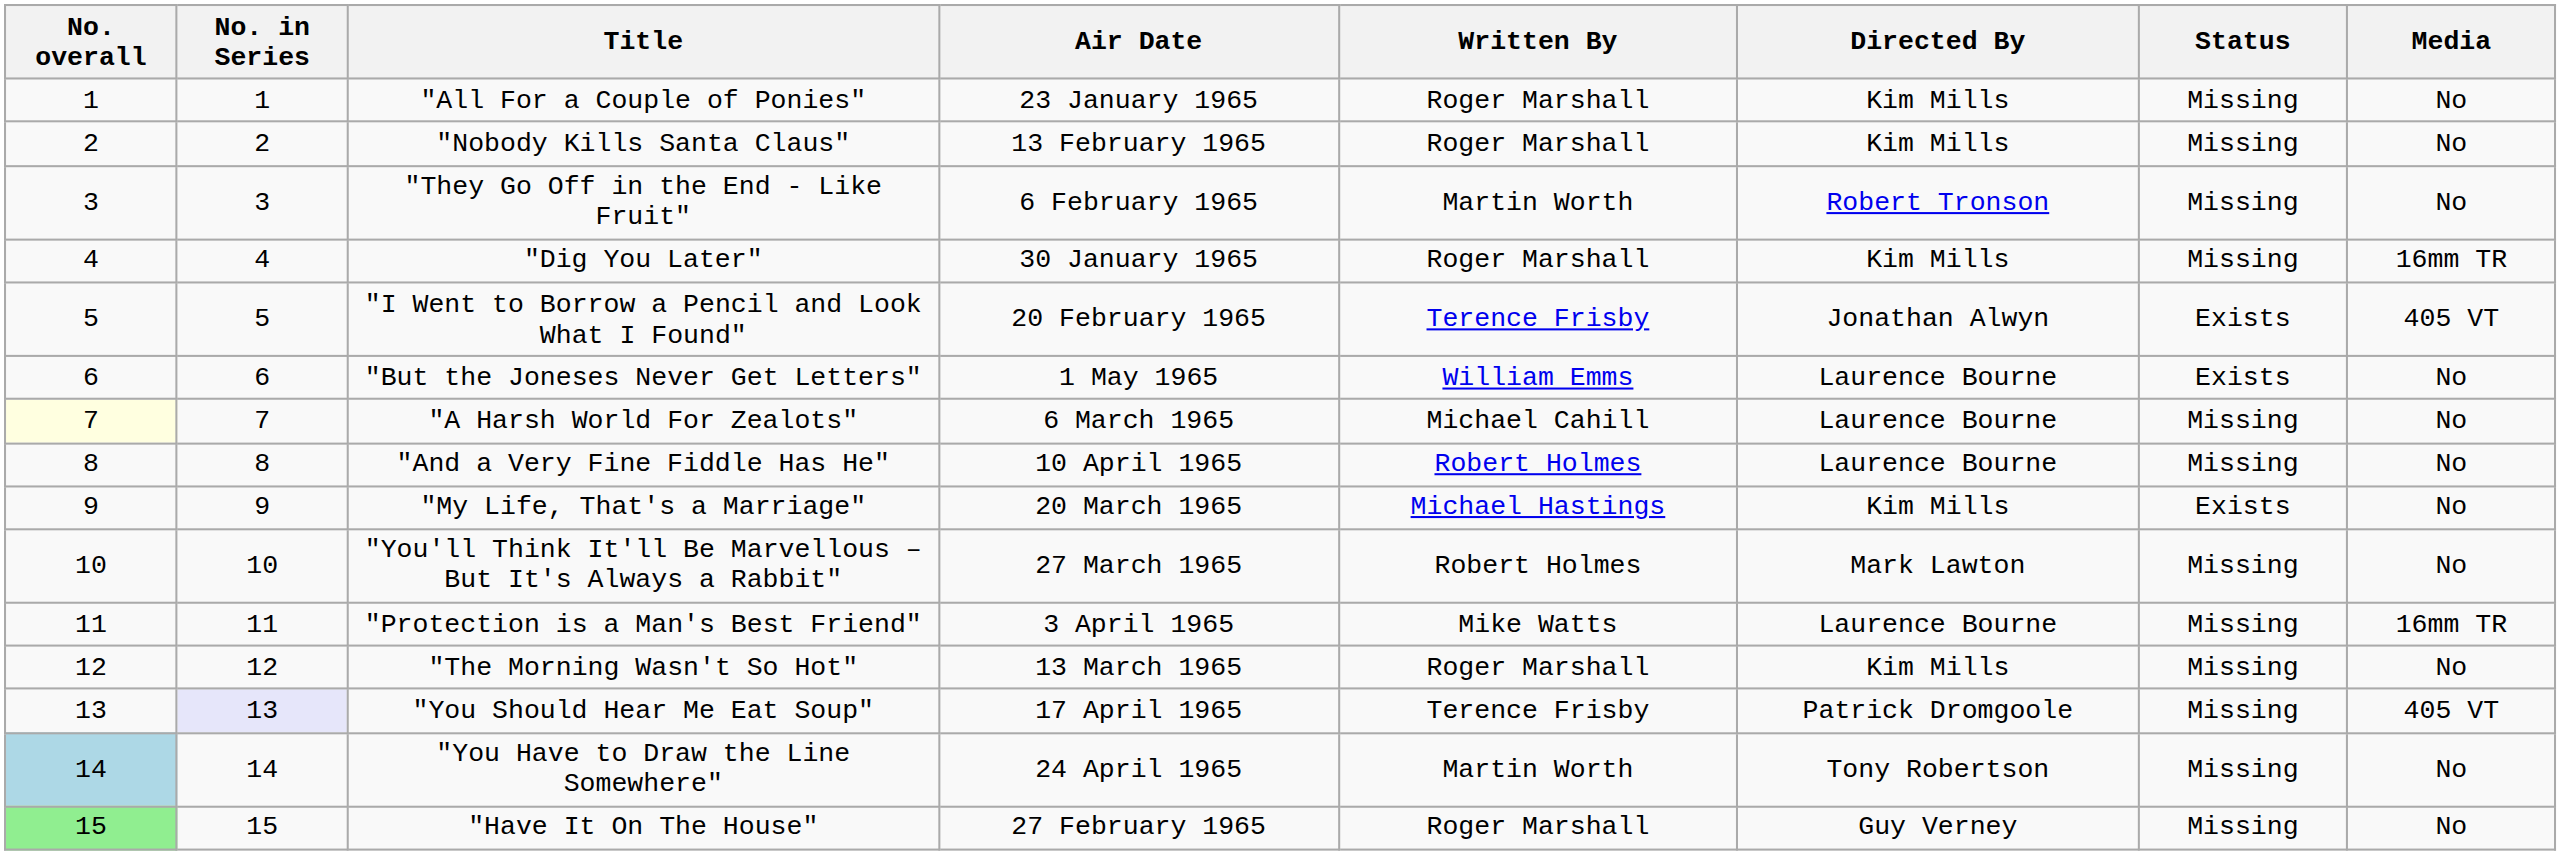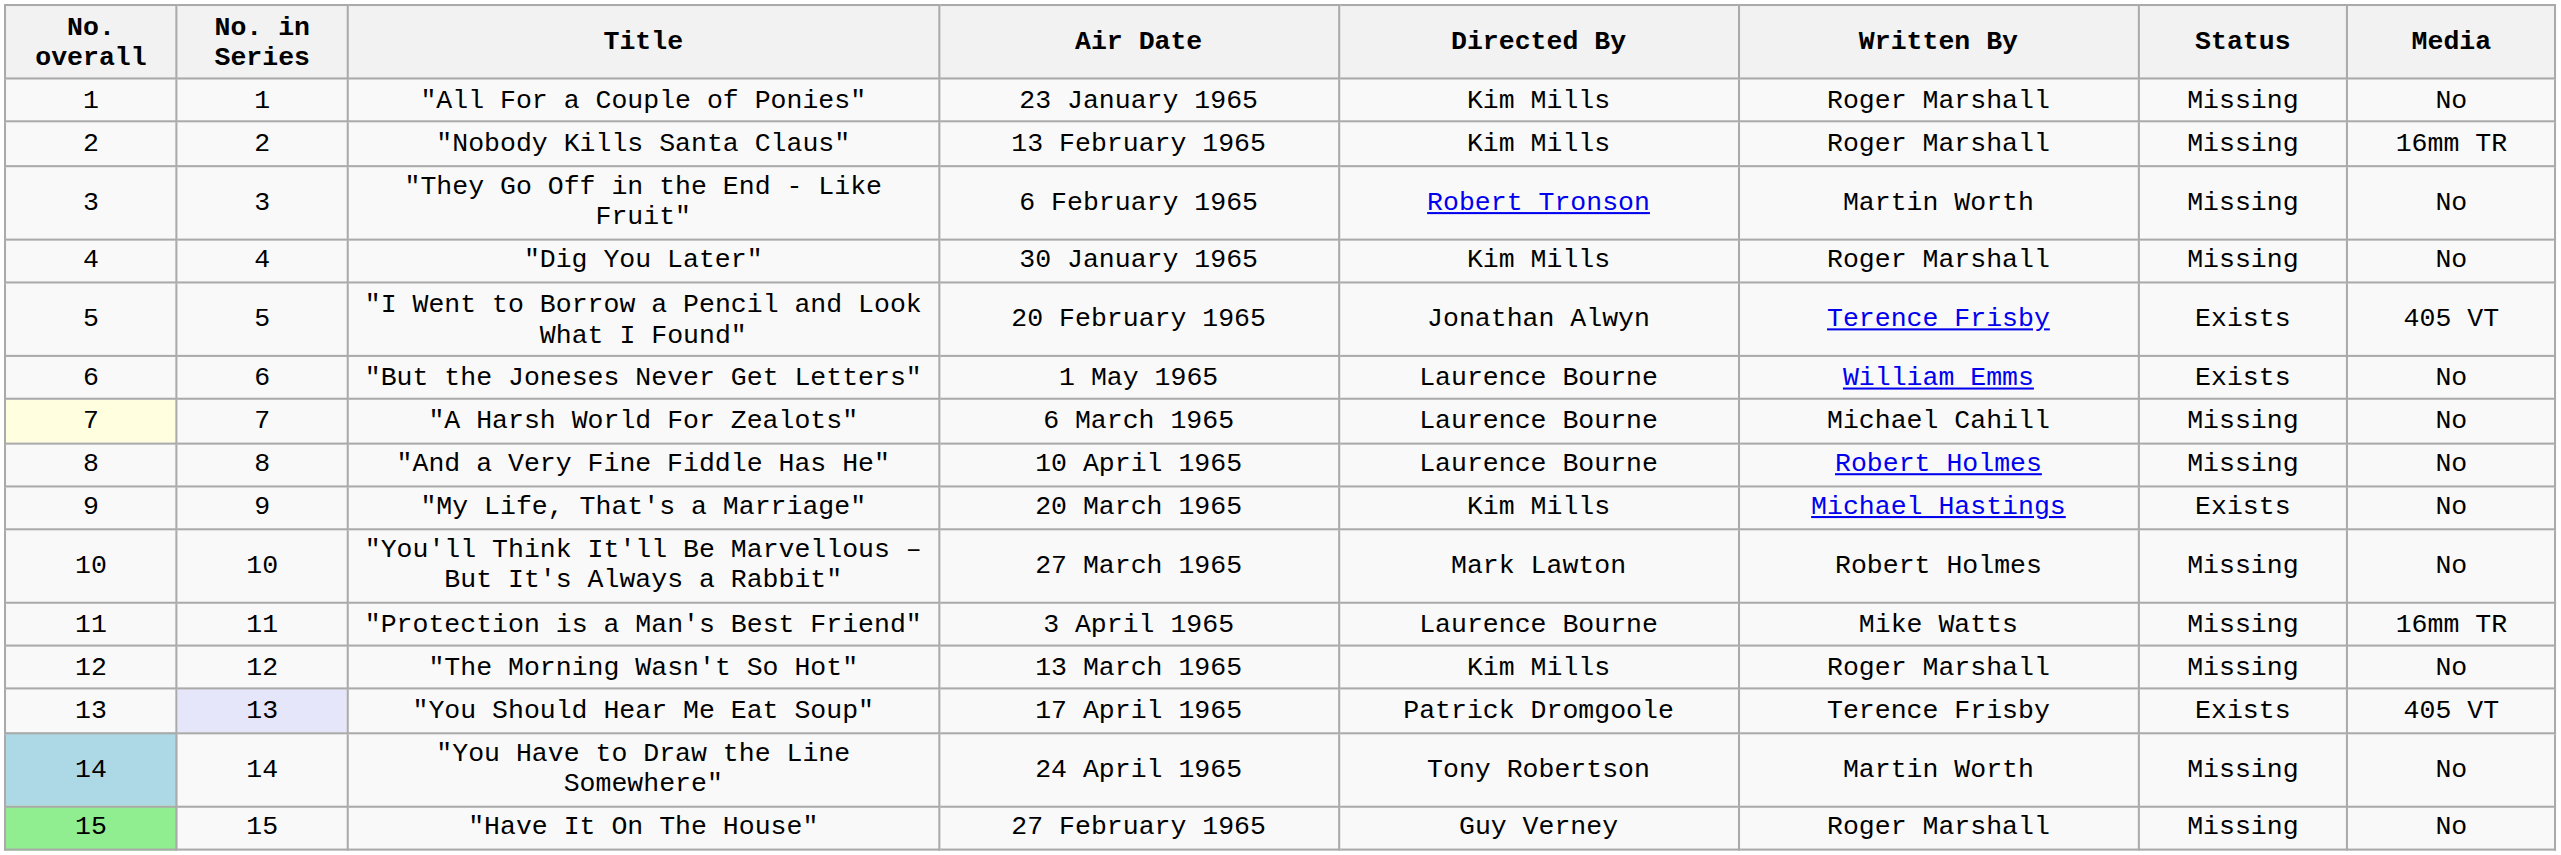columns swapped: (1938, 42) <-> (1538, 42)
(2451, 144) No -> (2451, 144) 16mm TR
(2451, 261) 16mm TR -> (2451, 261) No
(2243, 711) Missing -> (2243, 711) Exists
